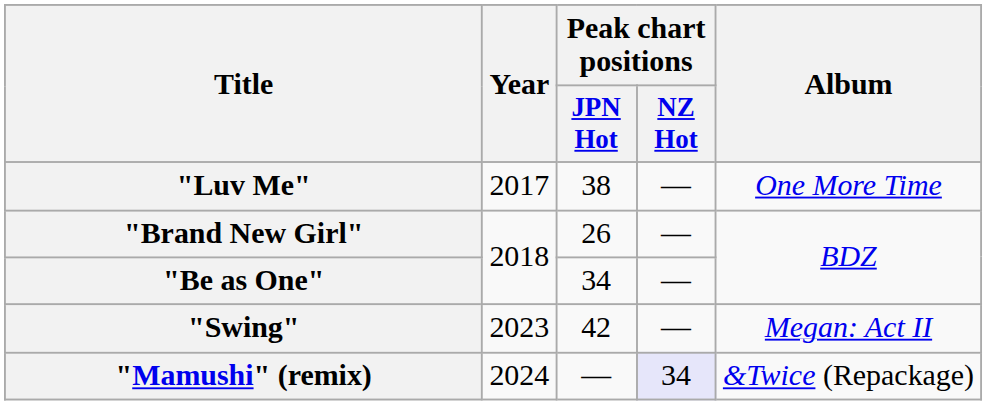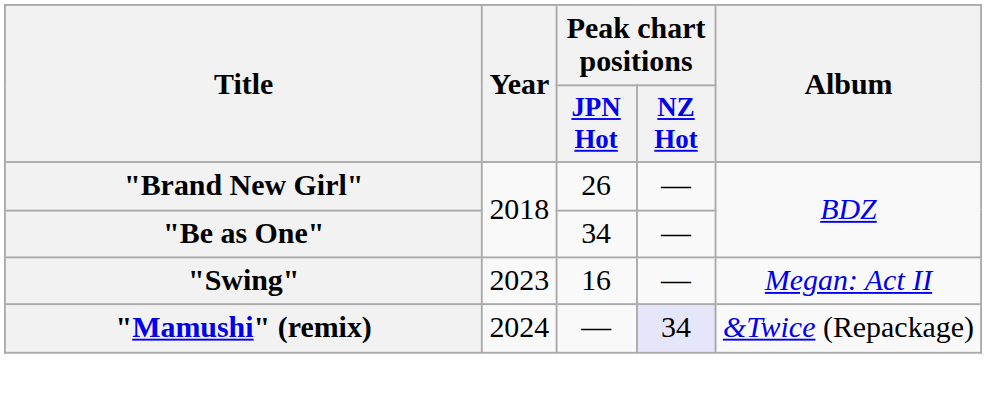- row: (244, 185)
(596, 327) 42 -> (596, 280) 16
